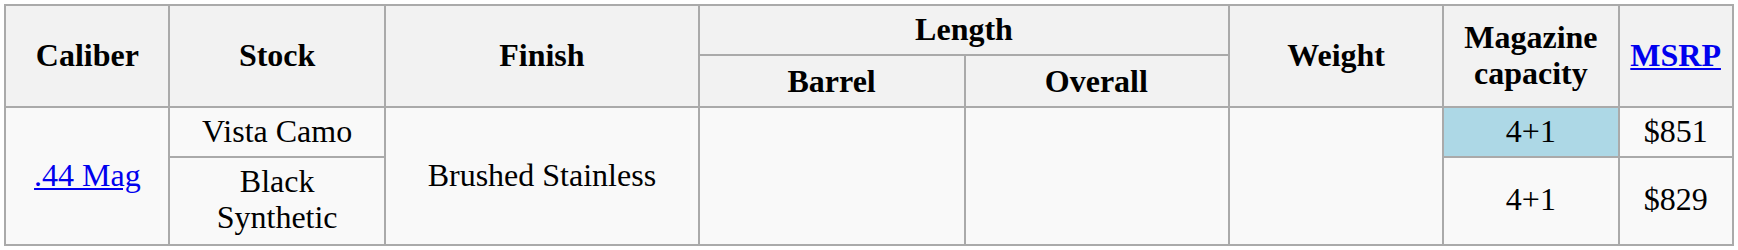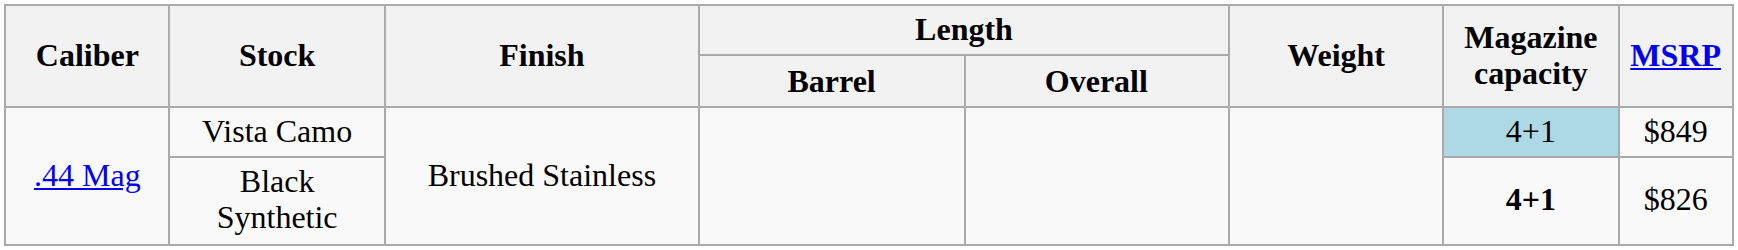(1676, 131) $851 -> (1676, 131) $849
(1531, 200) normal -> (1531, 200) bold
(1676, 200) $829 -> (1676, 200) $826
